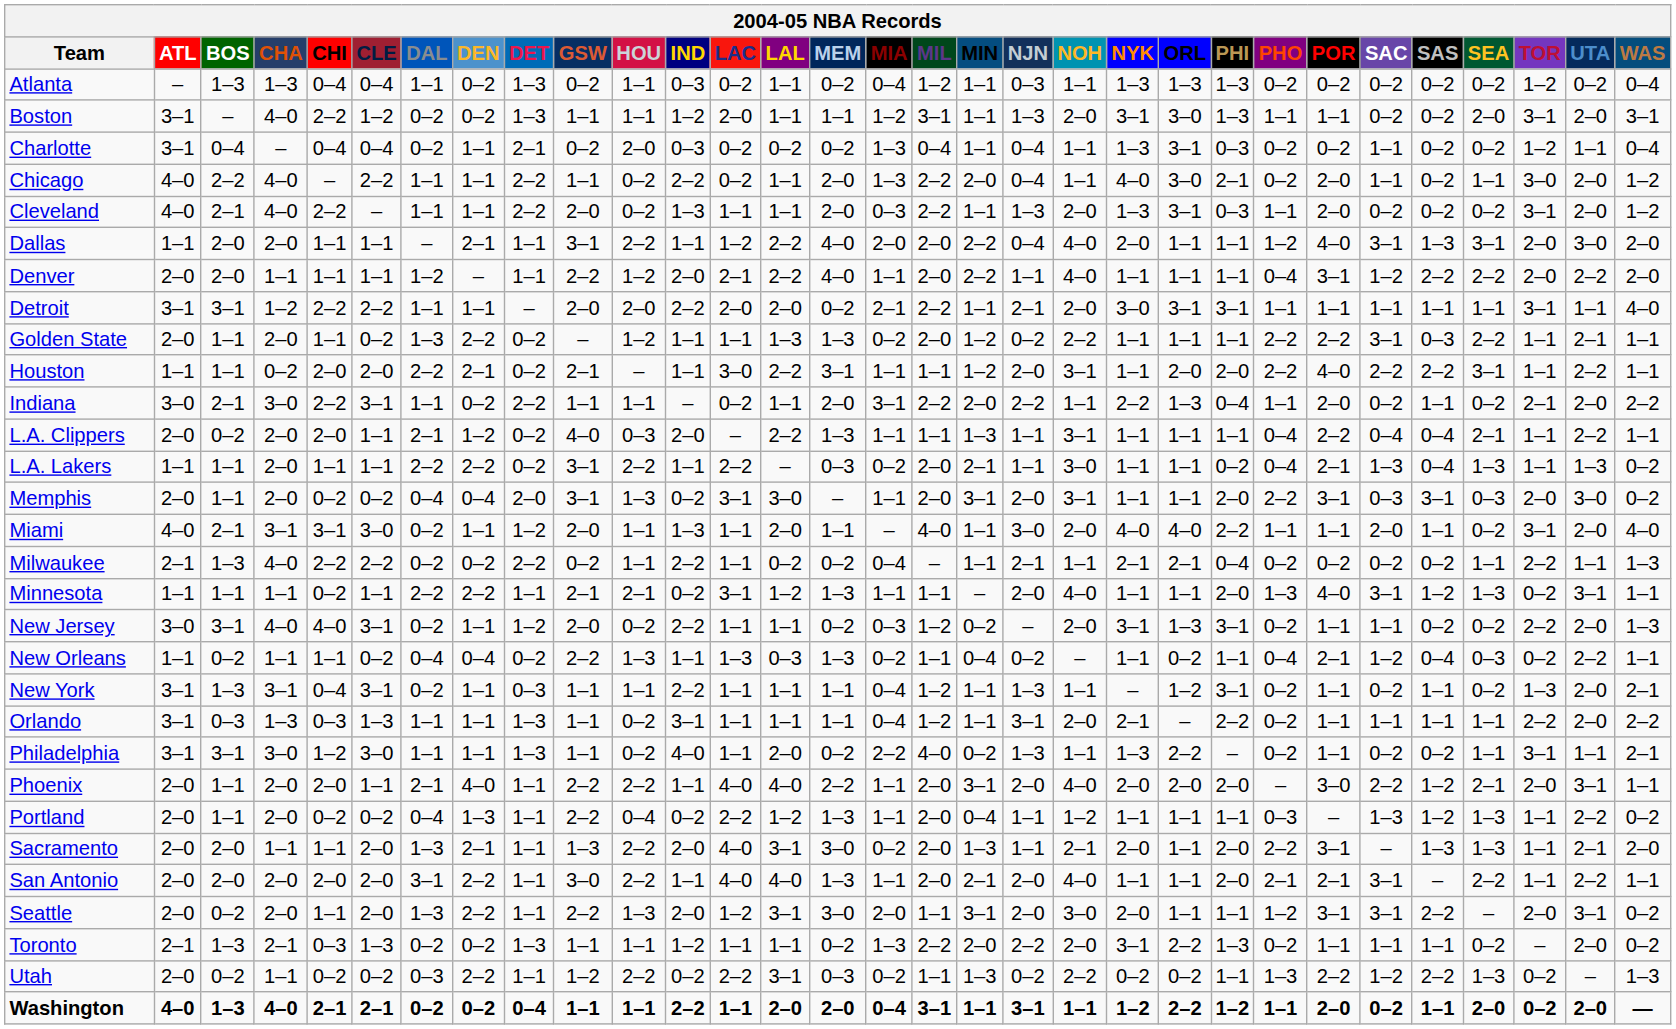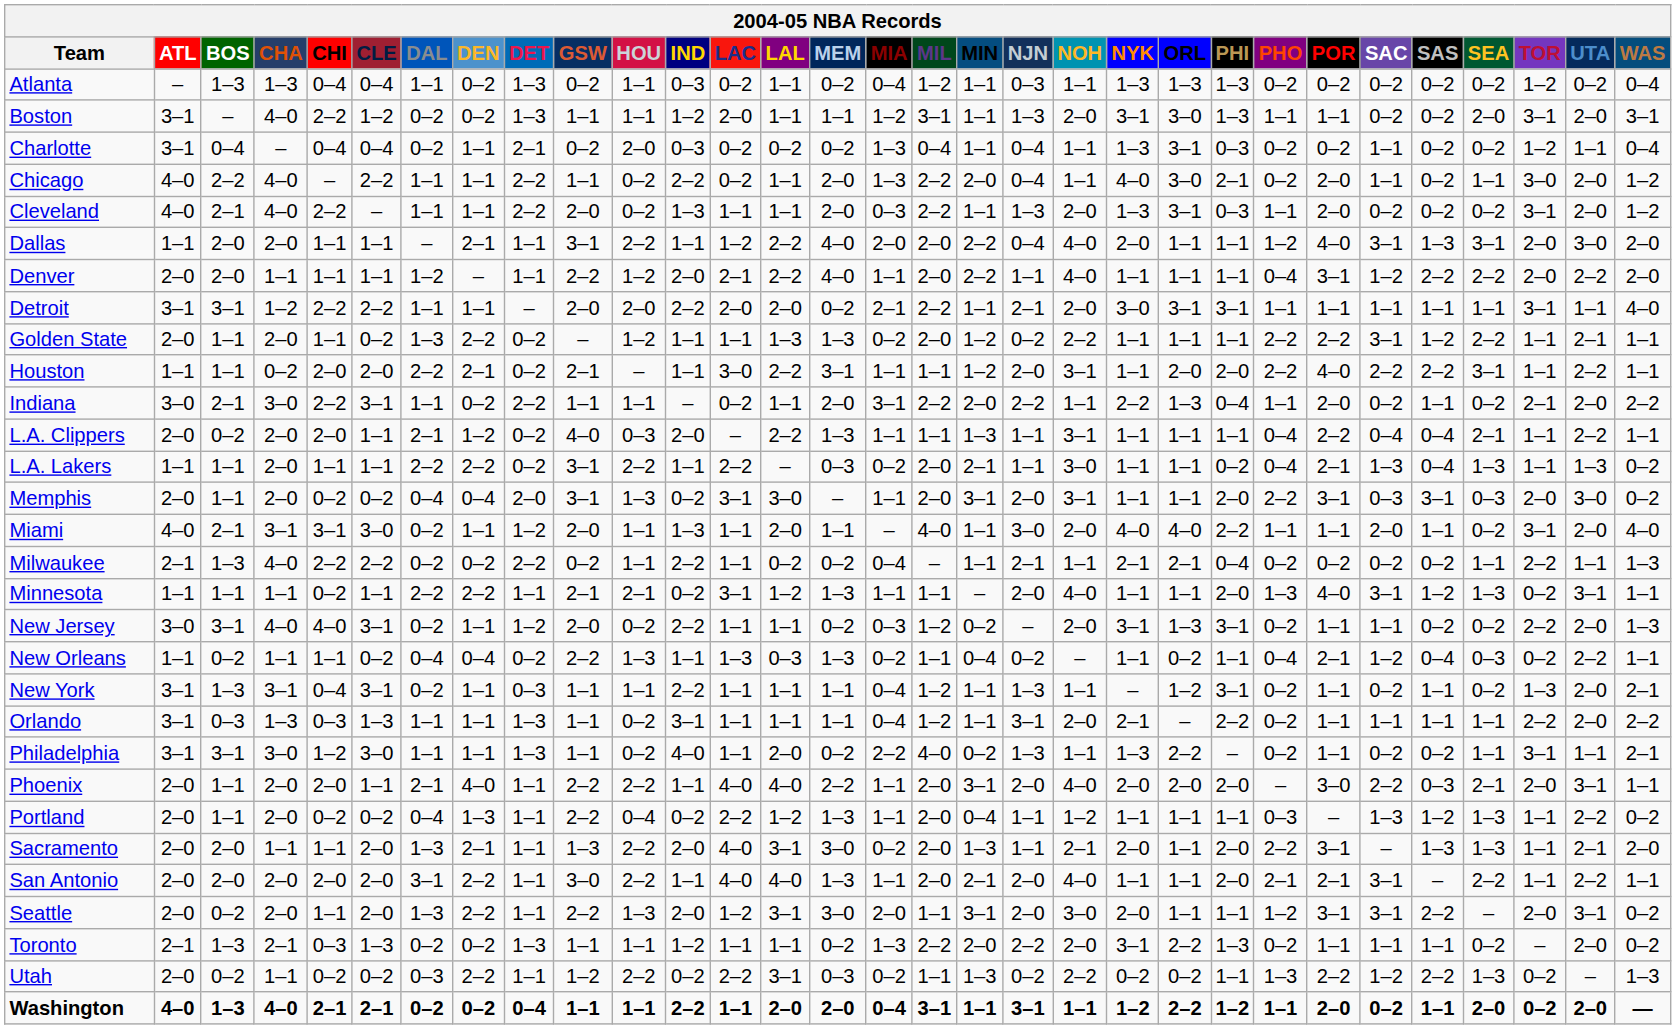(1438, 340) 0–3 -> (1438, 340) 1–2
(1438, 785) 1–2 -> (1438, 785) 0–3
